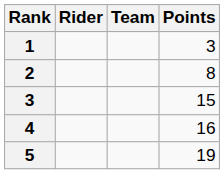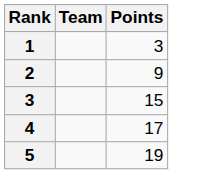- column: (81, 18)
(211, 73) 8 -> (159, 73) 9
(206, 127) 16 -> (154, 127) 17
